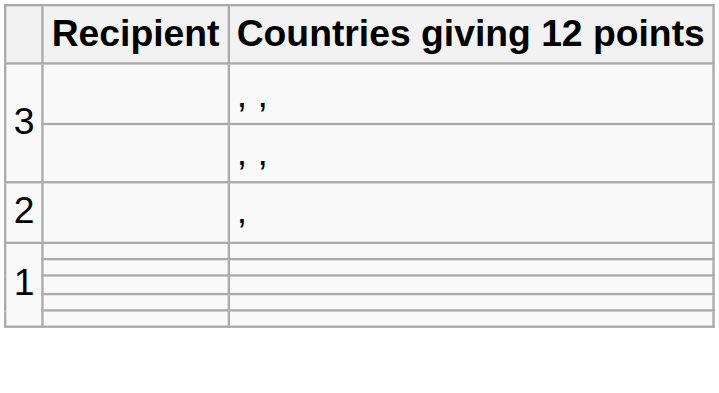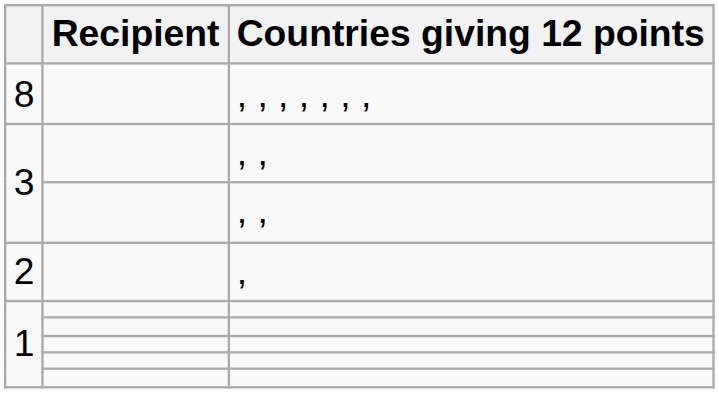+ row: (24, 93)
